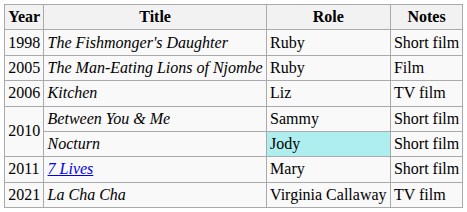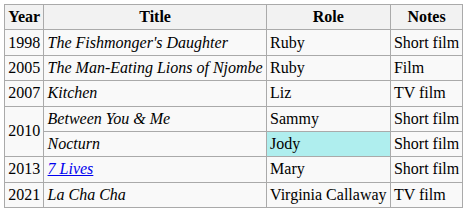(24, 93) 2006 -> (24, 93) 2007
(24, 169) 2011 -> (24, 169) 2013
